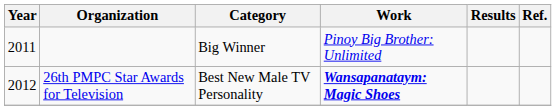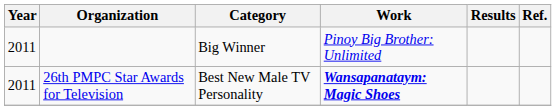(22, 85) 2012 -> (22, 85) 2011
